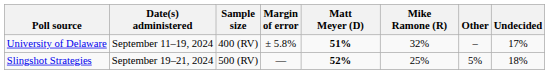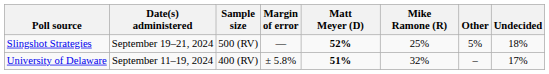rows swapped: (49, 61) <-> (57, 43)
